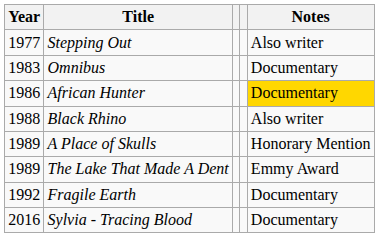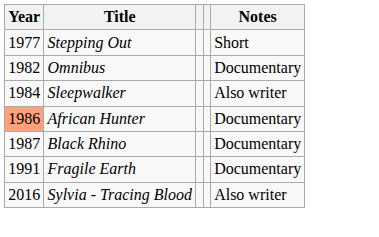(287, 42) Also writer -> (231, 42) Short
(24, 67) 1983 -> (24, 67) 1982
+ row: (87, 93)
(24, 93) no background -> (24, 118) lightsalmon background
(294, 93) gold background -> (258, 118) no background
(24, 118) 1988 -> (24, 144) 1987
(287, 118) Also writer -> (258, 144) Documentary
- row: (102, 144)
- row: (138, 169)
(24, 194) 1992 -> (24, 169) 1991
(294, 220) Documentary -> (250, 194) Also writer
